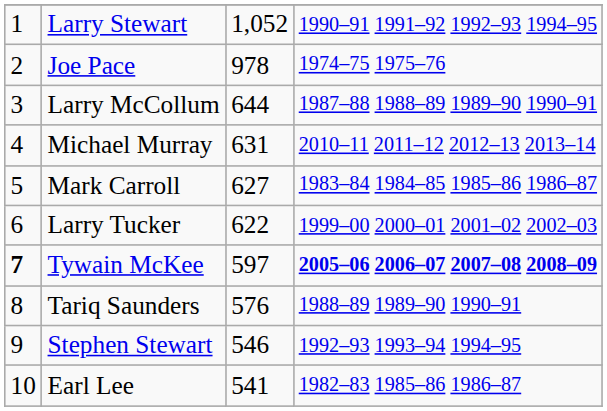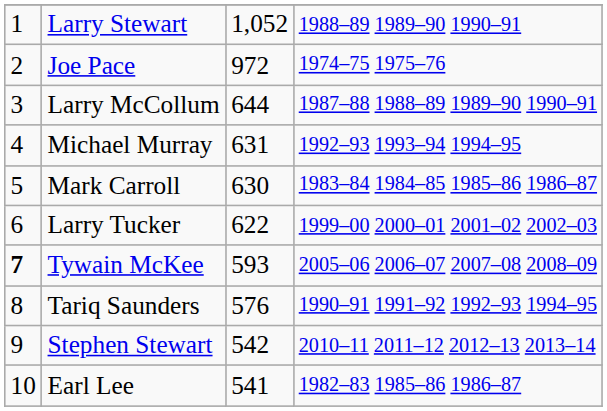(448, 24) 1990–91 1991–92 1992–93 1994–95 -> (410, 24) 1988–89 1989–90 1990–91
(250, 64) 978 -> (250, 64) 972
(447, 144) 2010–11 2011–12 2012–13 2013–14 -> (410, 144) 1992–93 1993–94 1994–95
(250, 184) 627 -> (250, 184) 630
(250, 265) 597 -> (250, 265) 593
(448, 265) bold -> (448, 265) normal
(410, 305) 1988–89 1989–90 1990–91 -> (448, 305) 1990–91 1991–92 1992–93 1994–95
(250, 345) 546 -> (250, 345) 542
(410, 345) 1992–93 1993–94 1994–95 -> (447, 345) 2010–11 2011–12 2012–13 2013–14
